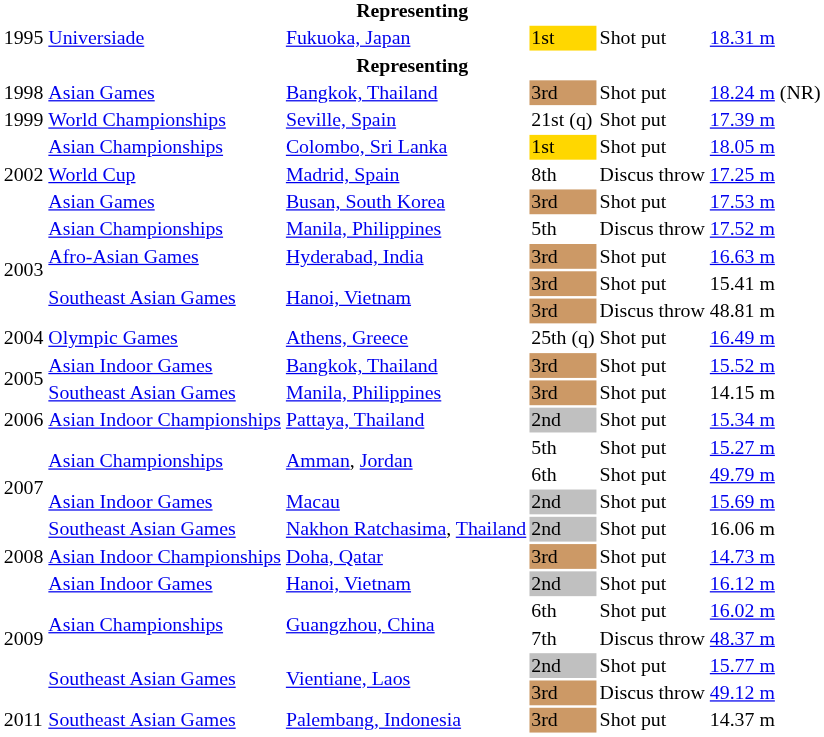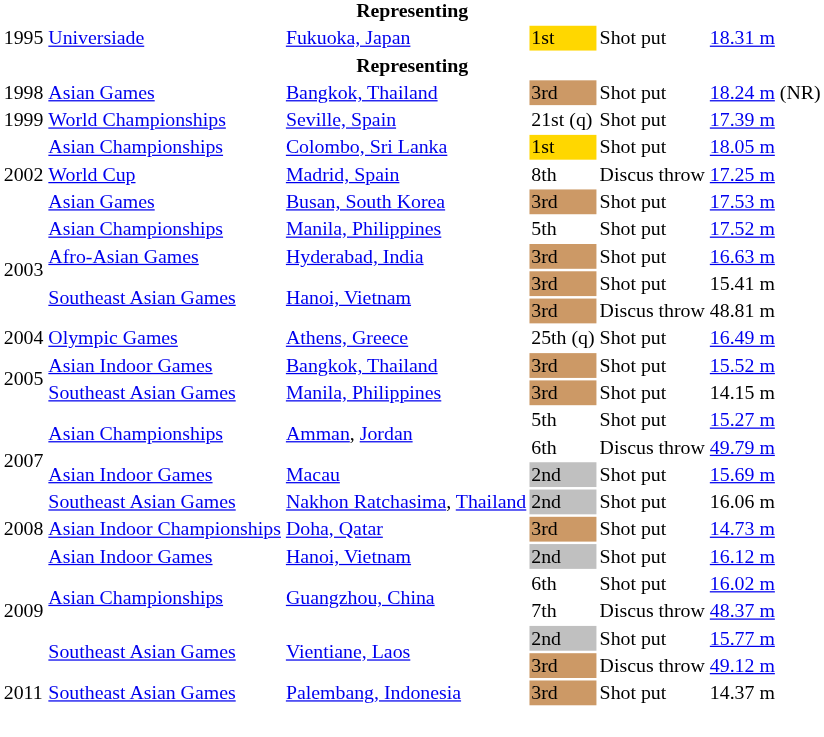(652, 229) Discus throw -> (633, 229) Shot put
- row: (355, 419)
(633, 474) Shot put -> (652, 447) Discus throw
